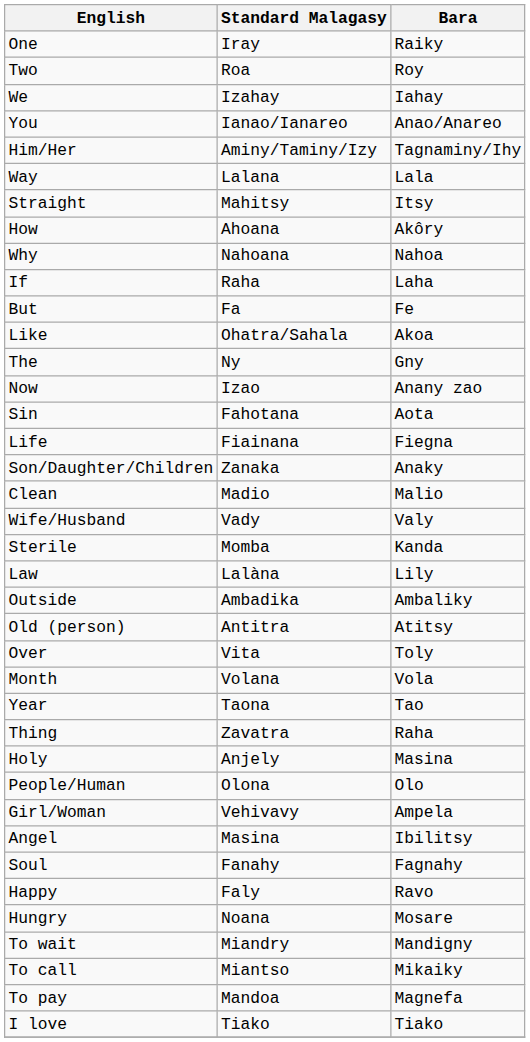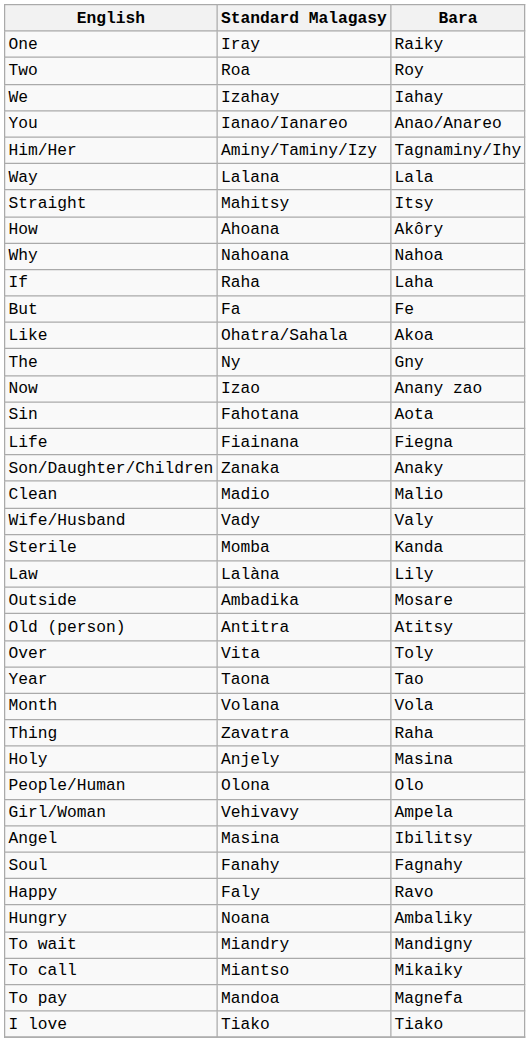(434, 601) Ambaliky -> (424, 601) Mosare
rows swapped: (33, 680) <-> (28, 706)
(424, 918) Mosare -> (434, 918) Ambaliky
